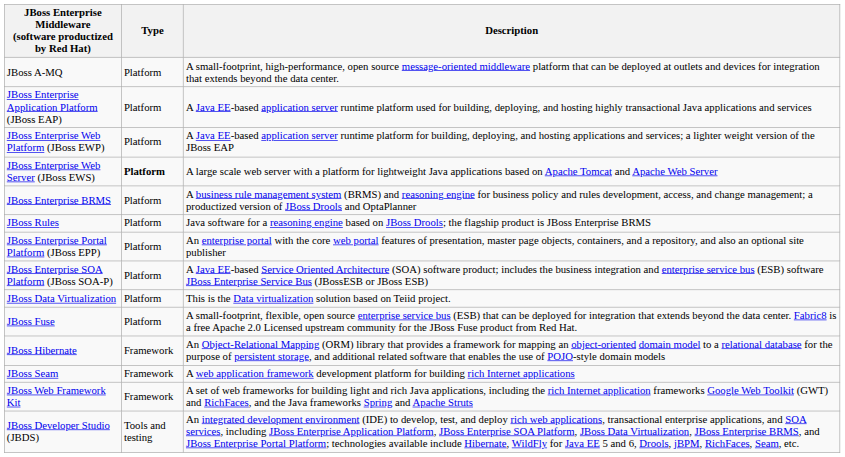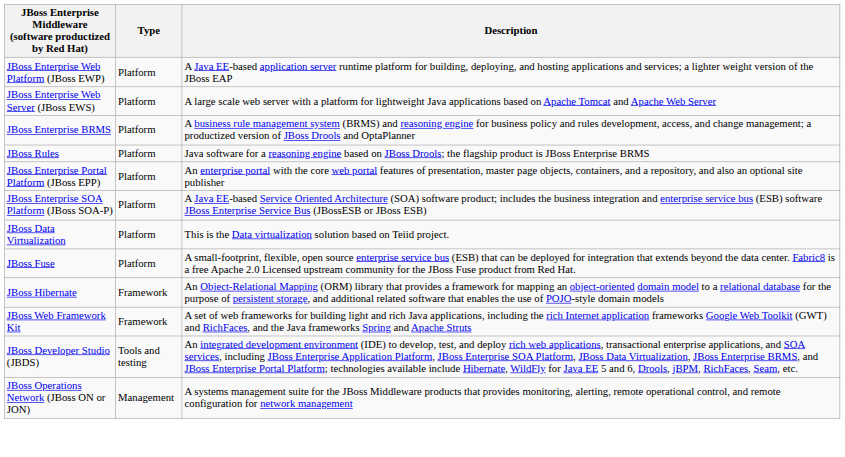- row: (35, 72)
- row: (52, 107)
(144, 171) bold -> (137, 101) normal
- row: (33, 373)
+ row: (56, 397)
